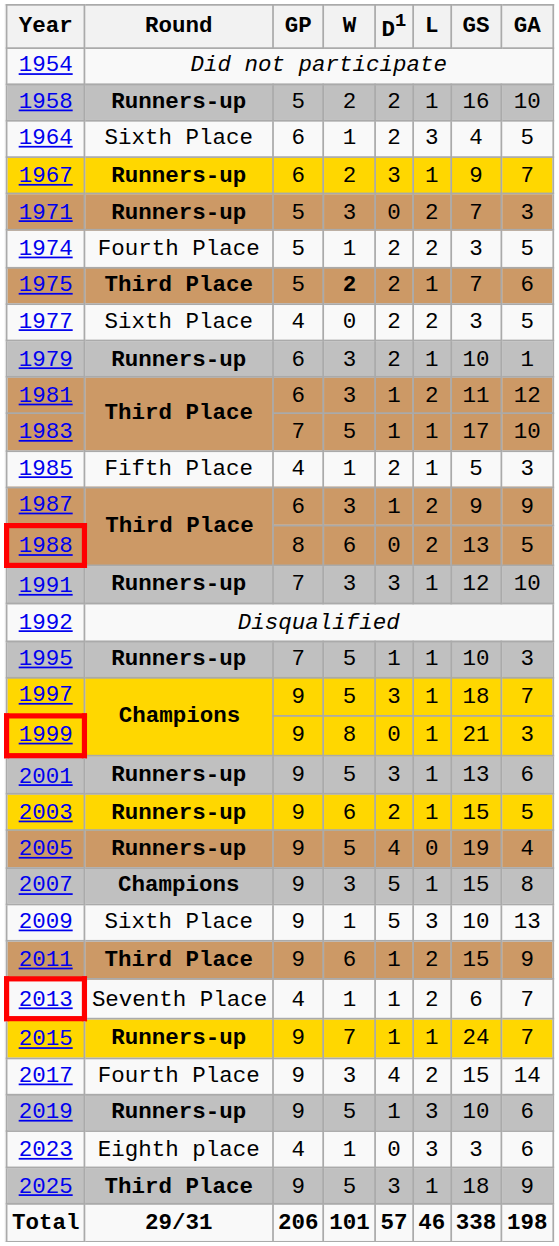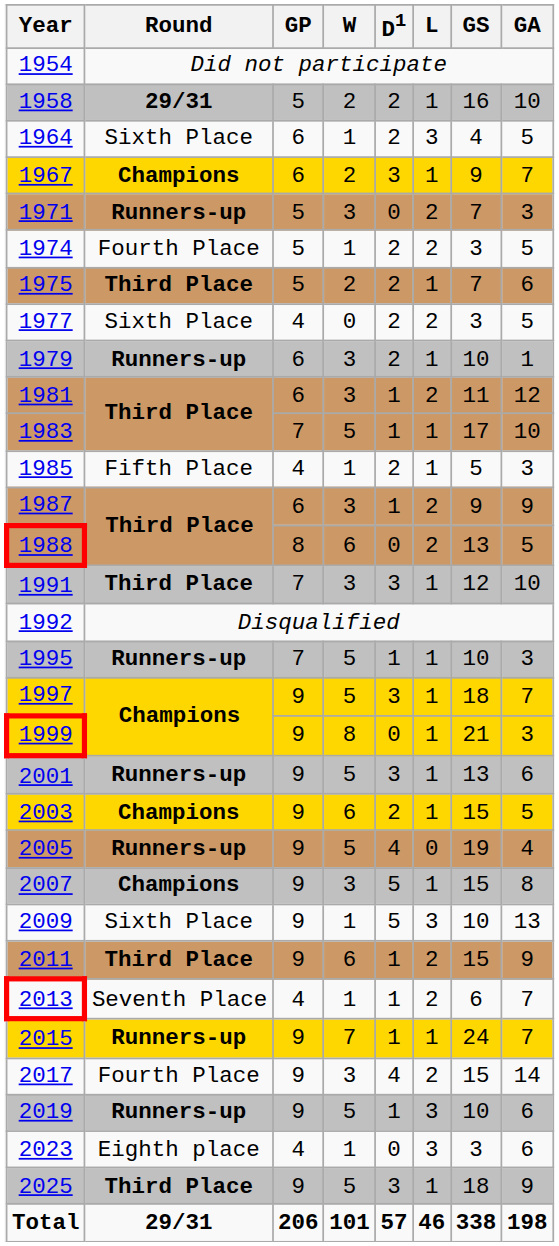(179, 102) Runners-up -> (179, 102) 29/31
(179, 176) Runners-up -> (179, 176) Champions
(349, 286) bold -> (349, 286) normal
(179, 585) Runners-up -> (179, 585) Third Place
(179, 813) Runners-up -> (179, 813) Champions
